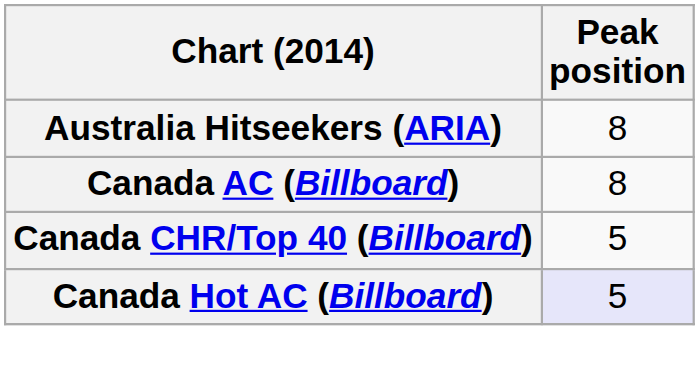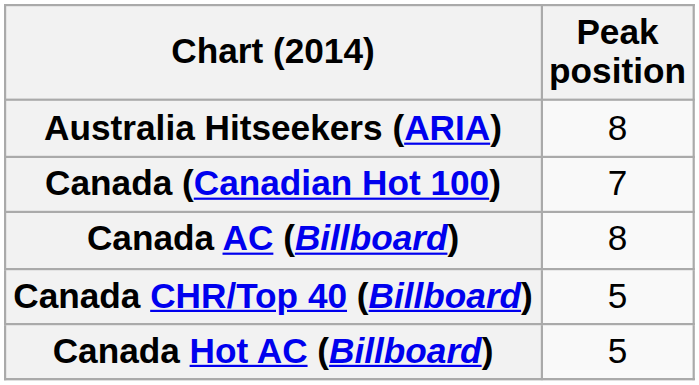+ row: (273, 183)
(617, 295) lavender background -> (617, 351) no background
